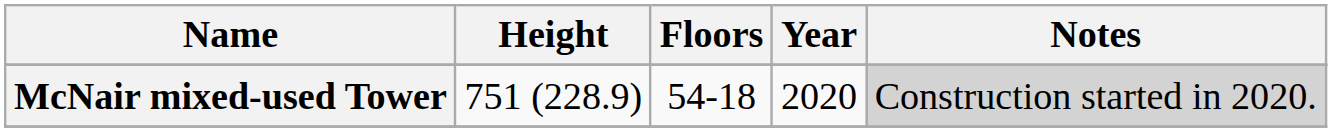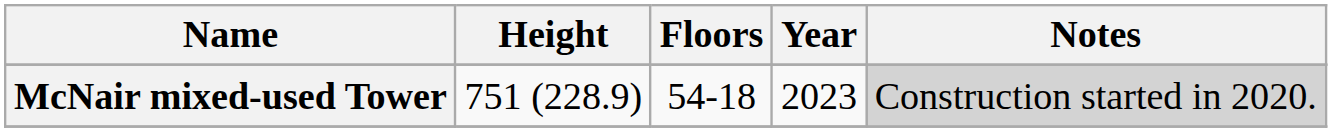(819, 95) 2020 -> (819, 95) 2023
